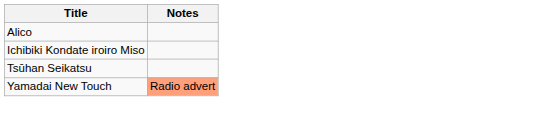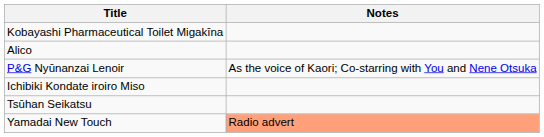+ row: (115, 31)
+ row: (66, 68)
